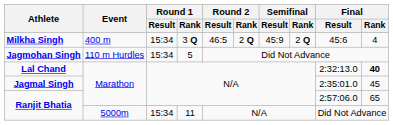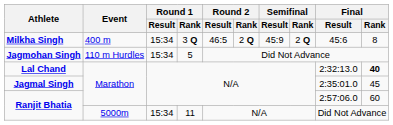(375, 40) 4 -> (375, 40) 8
(375, 99) 65 -> (375, 99) 60
